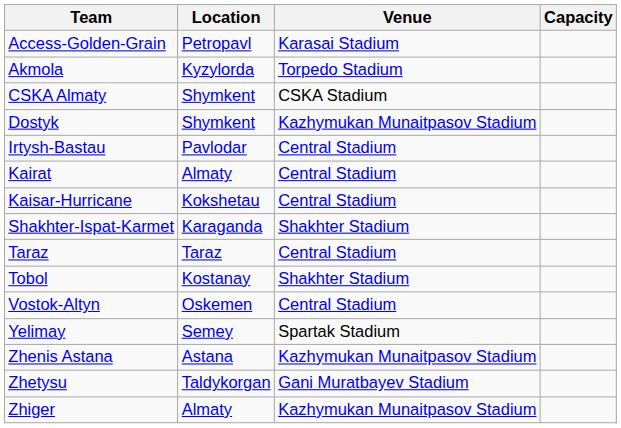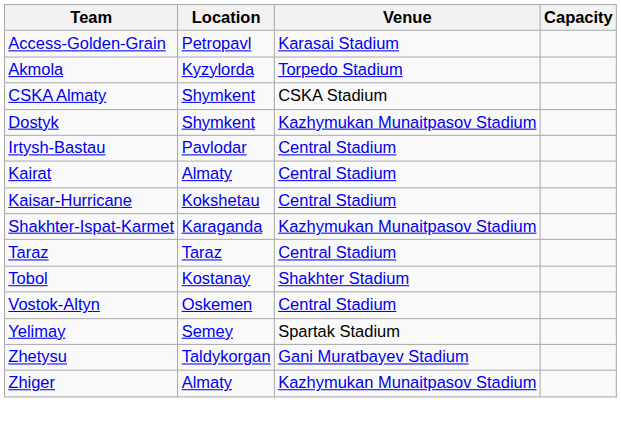(344, 226) Shakhter Stadium -> (407, 226) Kazhymukan Munaitpasov Stadium
- row: (61, 357)
